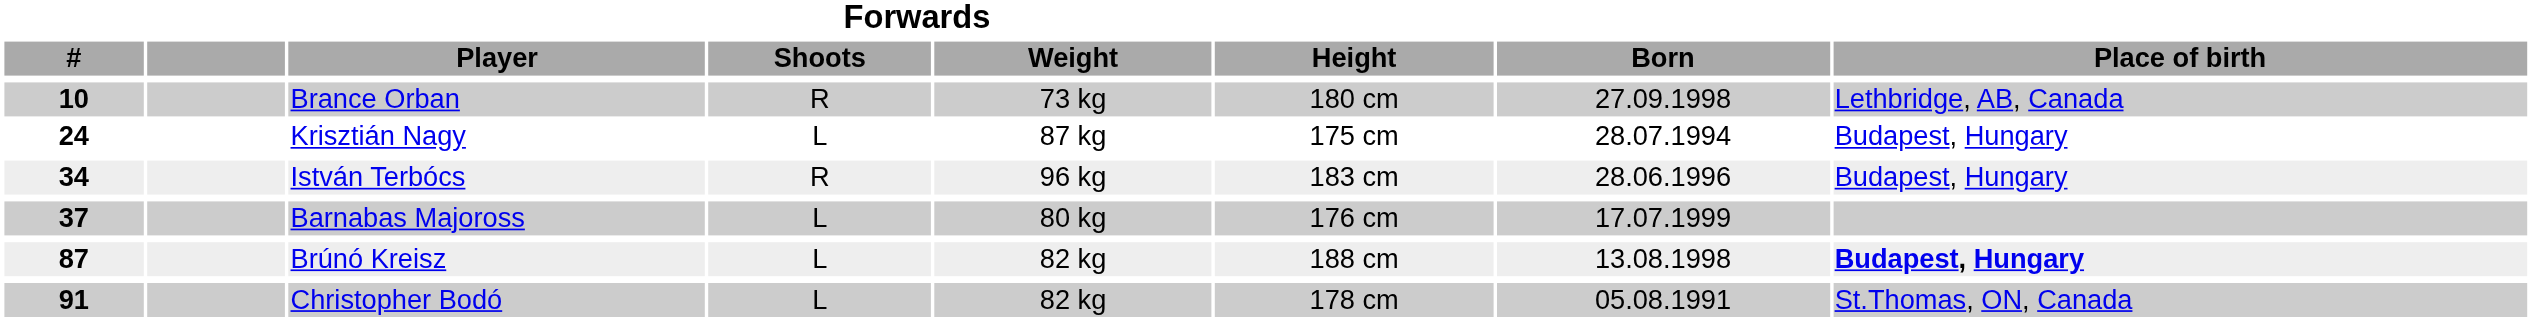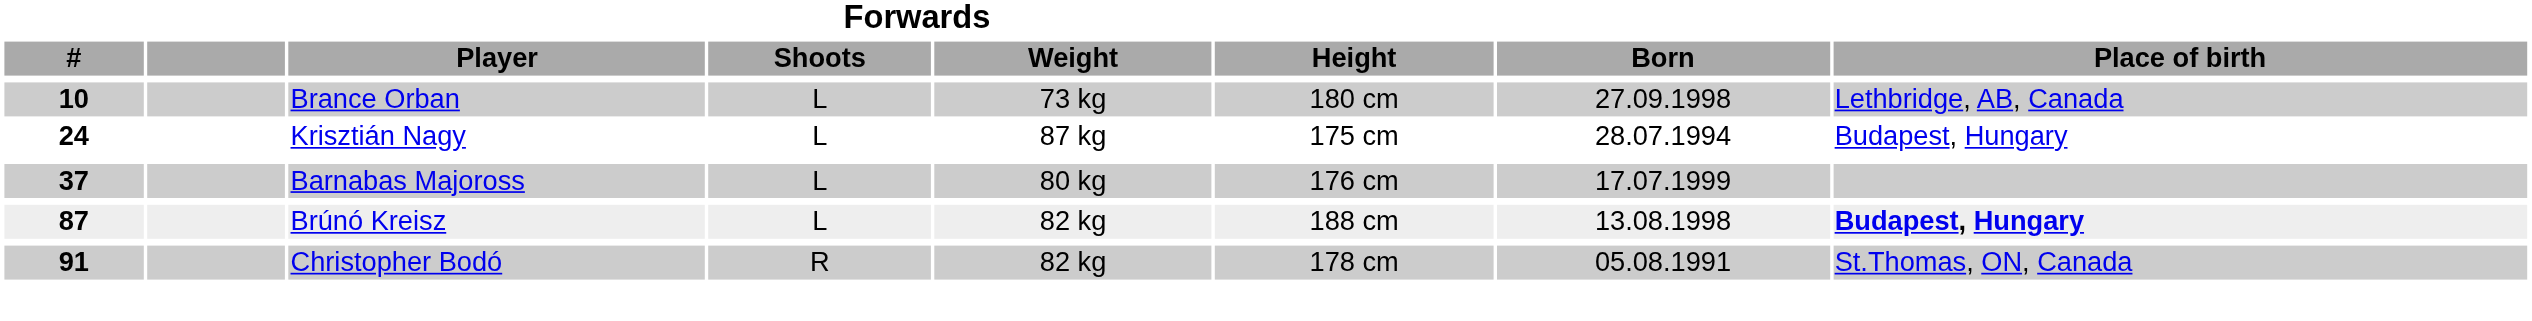(820, 99) R -> (820, 99) L
- row: (378, 177)
(820, 299) L -> (820, 262) R
